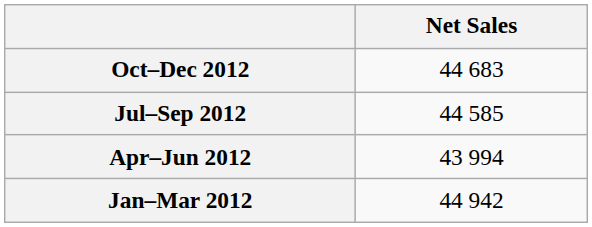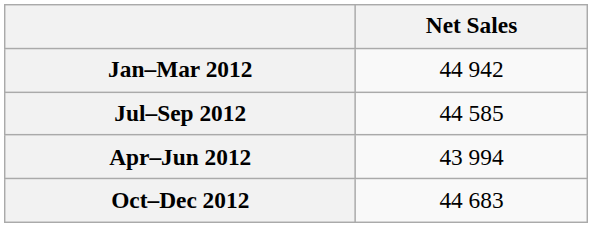rows swapped: (180, 69) <-> (180, 200)
